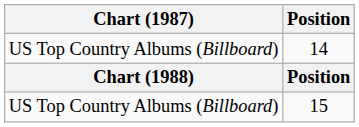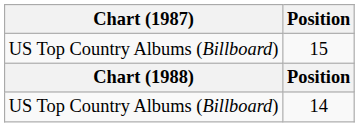rows swapped: (319, 48) <-> (319, 106)
